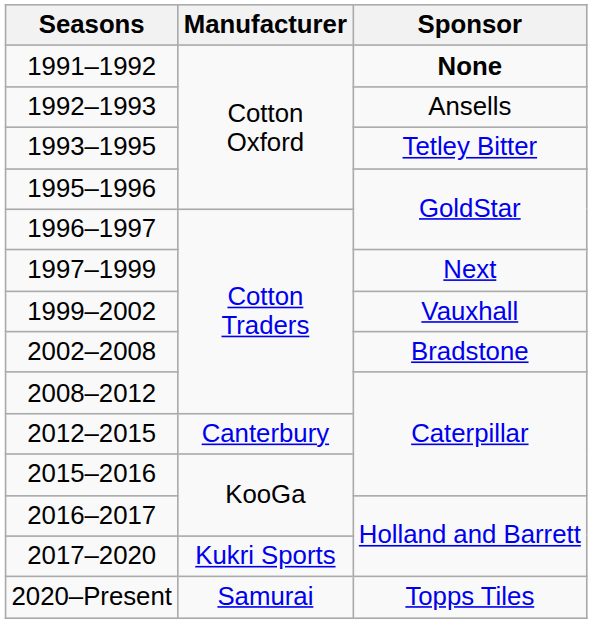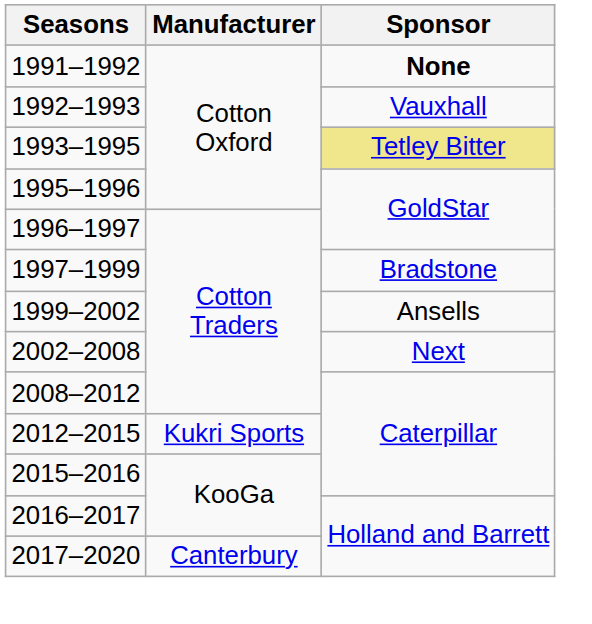(470, 106) Ansells -> (438, 106) Vauxhall
(470, 147) no background -> (438, 147) khaki background
(470, 270) Next -> (438, 270) Bradstone
(470, 310) Vauxhall -> (438, 310) Ansells
(470, 351) Bradstone -> (438, 351) Next
(265, 433) Canterbury -> (234, 433) Kukri Sports
(265, 556) Kukri Sports -> (234, 556) Canterbury
- row: (92, 596)
